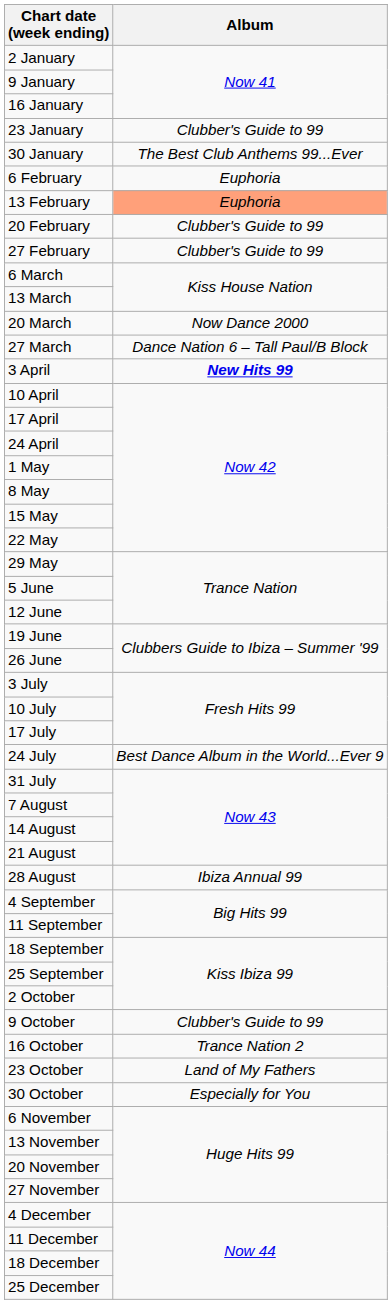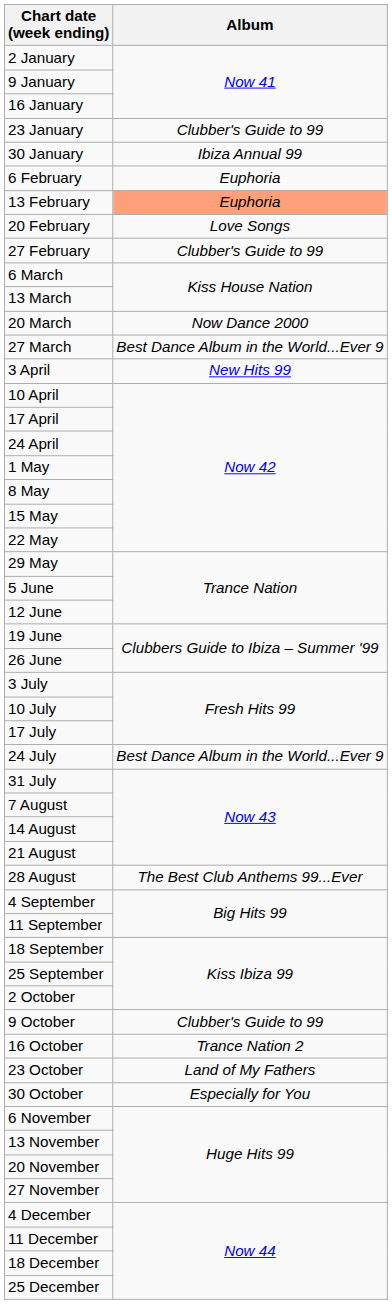(250, 154) The Best Club Anthems 99...Ever -> (250, 154) Ibiza Annual 99
(250, 226) Clubber's Guide to 99 -> (250, 226) Love Songs
(250, 347) Dance Nation 6 – Tall Paul/B Block -> (250, 347) Best Dance Album in the World...Ever 9
(250, 371) bold -> (250, 371) normal
(250, 877) Ibiza Annual 99 -> (250, 877) The Best Club Anthems 99...Ever
